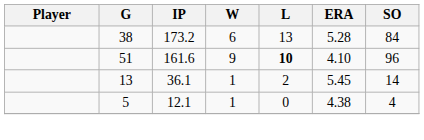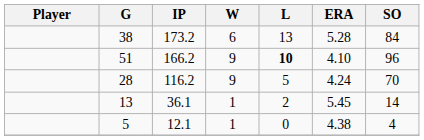(179, 59) 161.6 -> (179, 59) 166.2
+ row: (126, 80)
